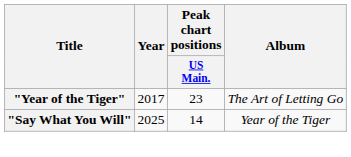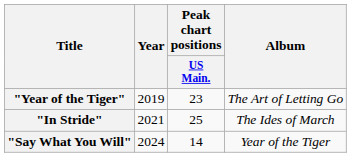(151, 98) 2017 -> (151, 98) 2019
+ row: (69, 120)
(151, 120) 2025 -> (151, 141) 2024
